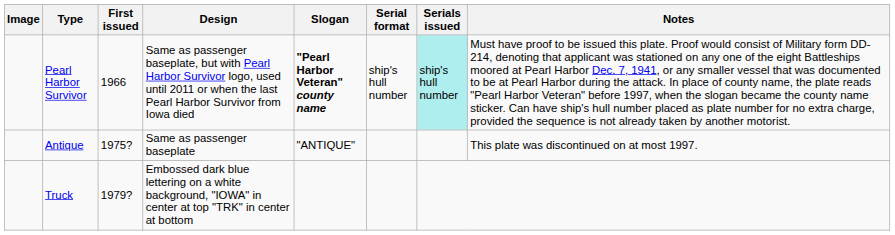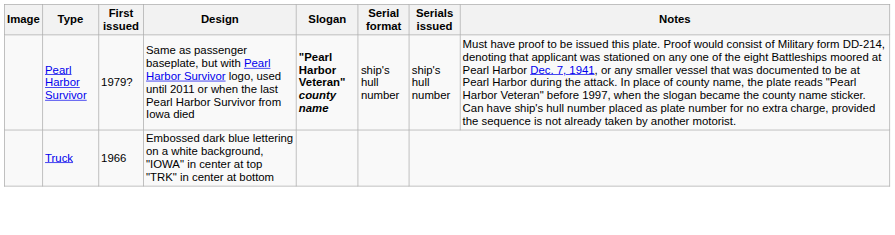(113, 82) 1966 -> (117, 82) 1979?
(439, 82) paleturquoise background -> (431, 82) no background
- row: (64, 145)
(117, 195) 1979? -> (114, 158) 1966
